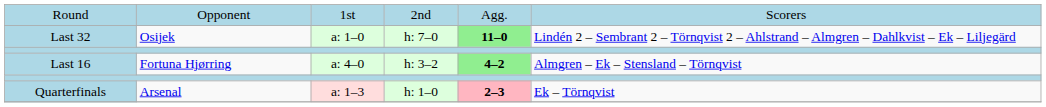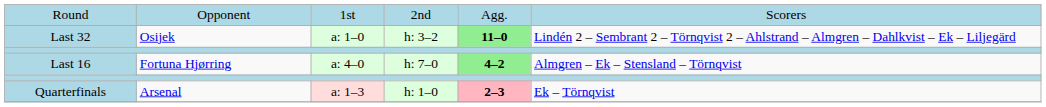(421, 36) h: 7–0 -> (421, 36) h: 3–2
(421, 63) h: 3–2 -> (421, 63) h: 7–0
